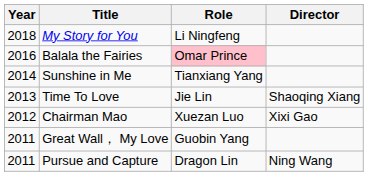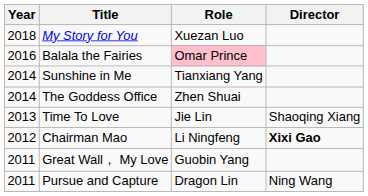(207, 35) Li Ningfeng -> (209, 35) Xuezan Luo
+ row: (100, 96)
(209, 117) Xuezan Luo -> (207, 138) Li Ningfeng
(293, 117) normal -> (295, 138) bold
